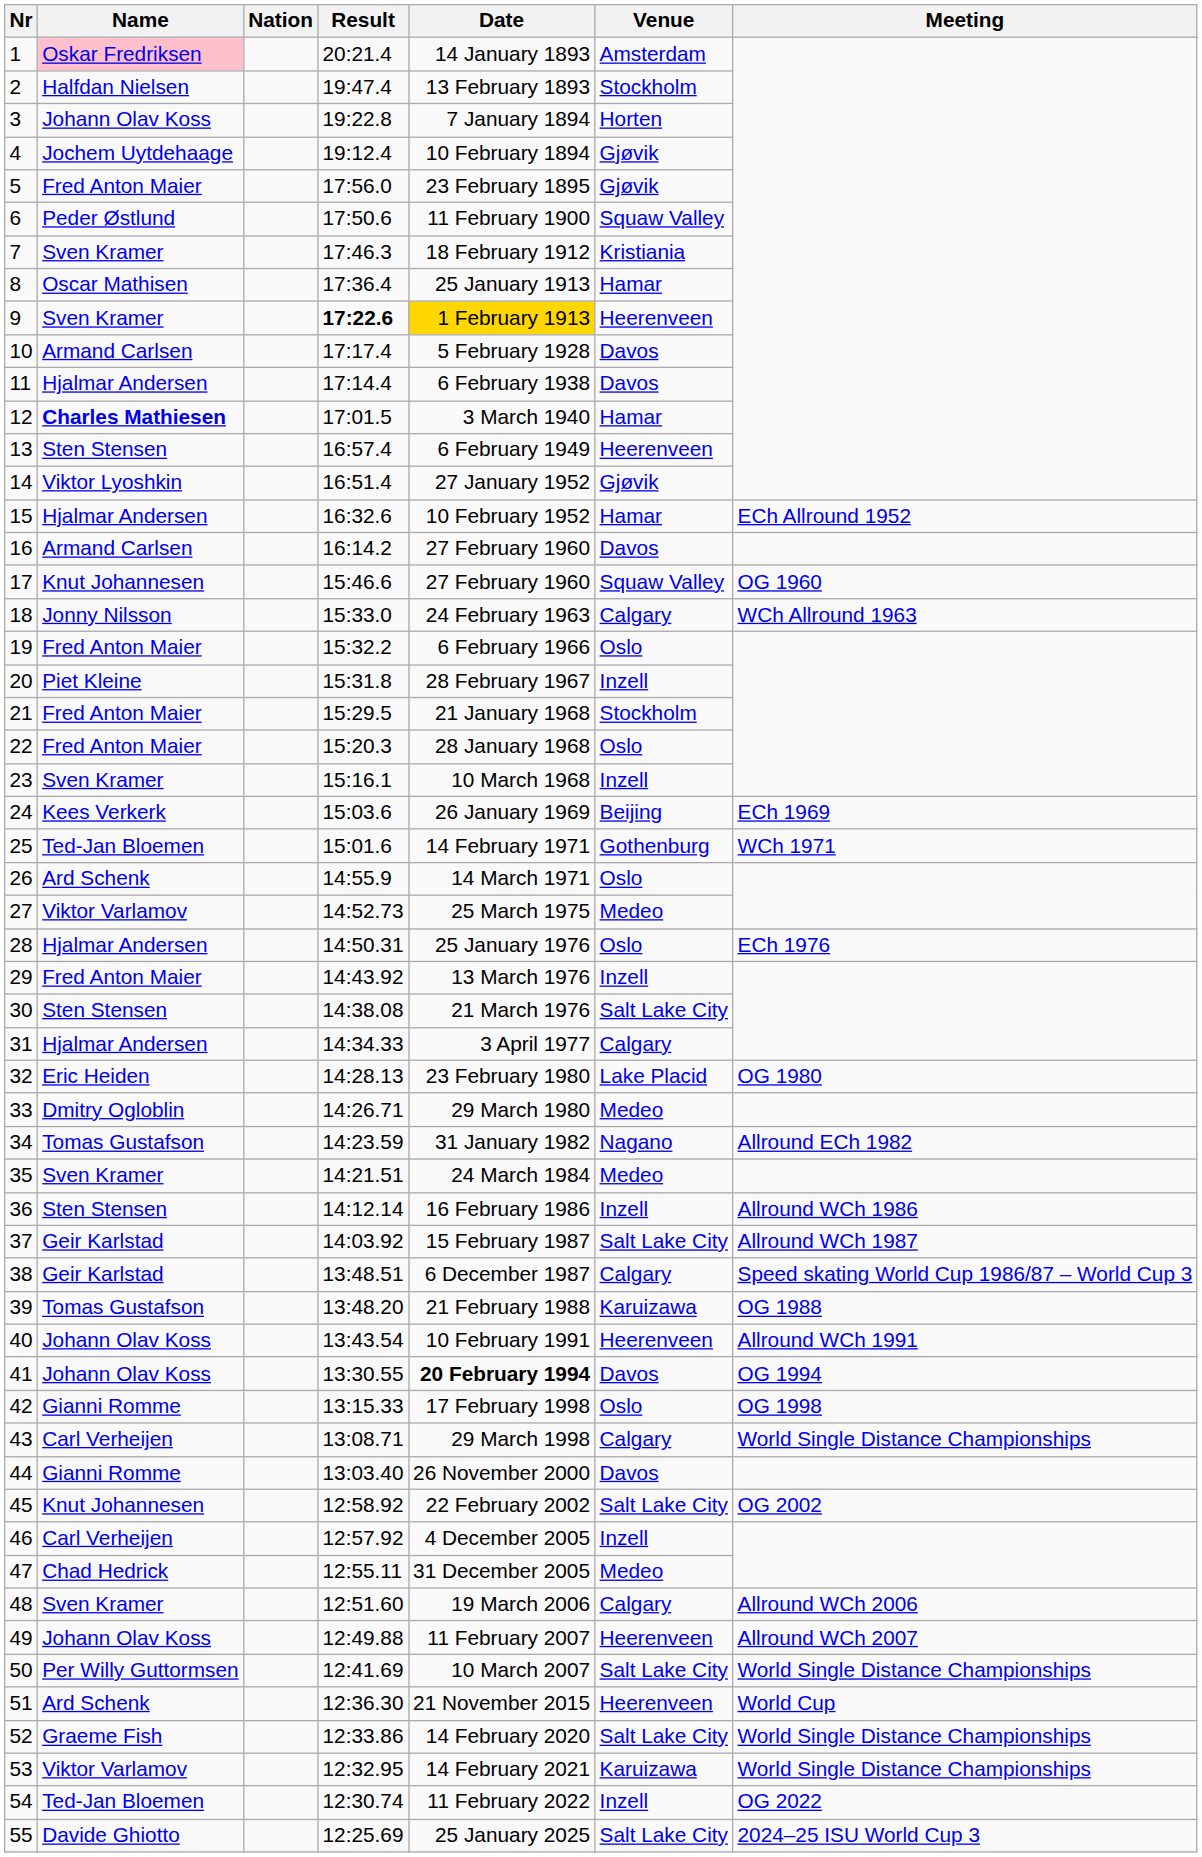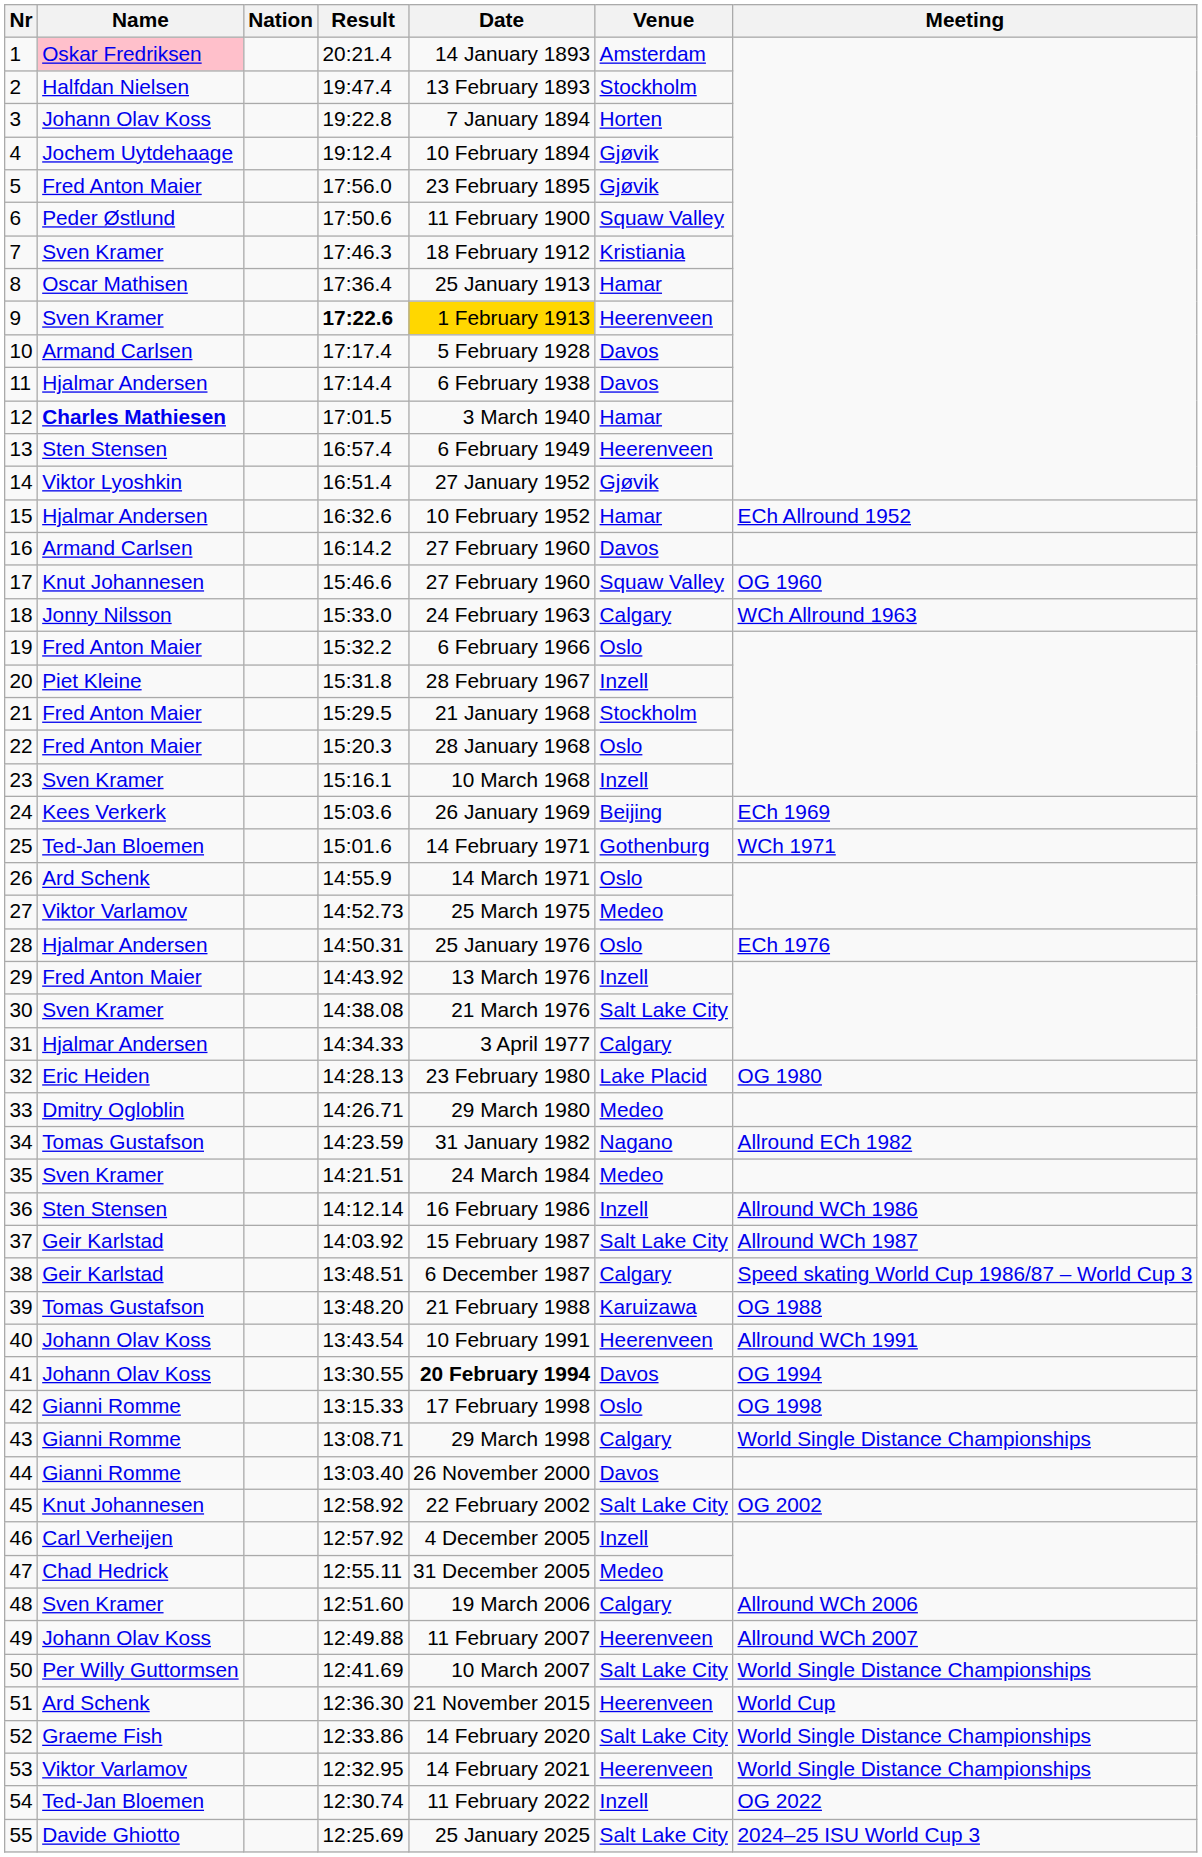(105, 1010) Sten Stensen -> (103, 1010) Sven Kramer
(107, 1439) Carl Verheijen -> (112, 1439) Gianni Romme
(648, 1769) Karuizawa -> (656, 1769) Heerenveen
